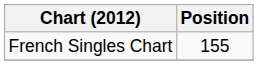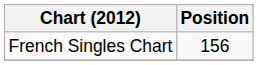(215, 45) 155 -> (215, 45) 156
